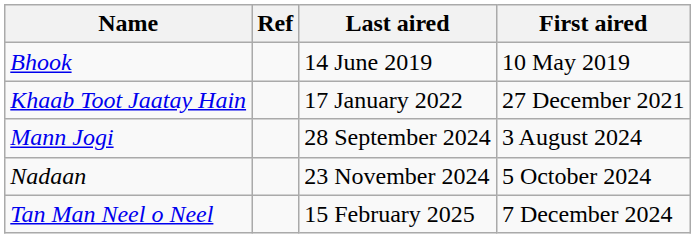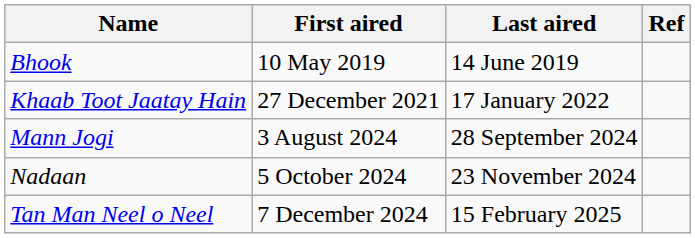columns swapped: (593, 23) <-> (275, 23)
